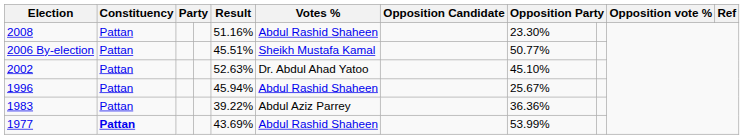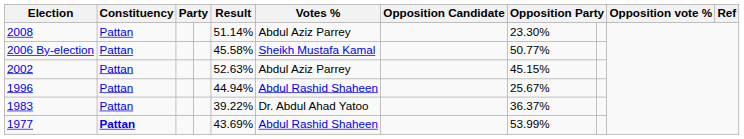(233, 32) 51.16% -> (233, 32) 51.14%
(318, 32) Abdul Rashid Shaheen -> (305, 32) Abdul Aziz Parrey
(233, 50) 45.51% -> (233, 50) 45.58%
(313, 69) Dr. Abdul Ahad Yatoo -> (305, 69) Abdul Aziz Parrey
(530, 69) 45.10% -> (530, 69) 45.15%
(233, 87) 45.94% -> (233, 87) 44.94%
(305, 106) Abdul Aziz Parrey -> (313, 106) Dr. Abdul Ahad Yatoo
(530, 106) 36.36% -> (530, 106) 36.37%
